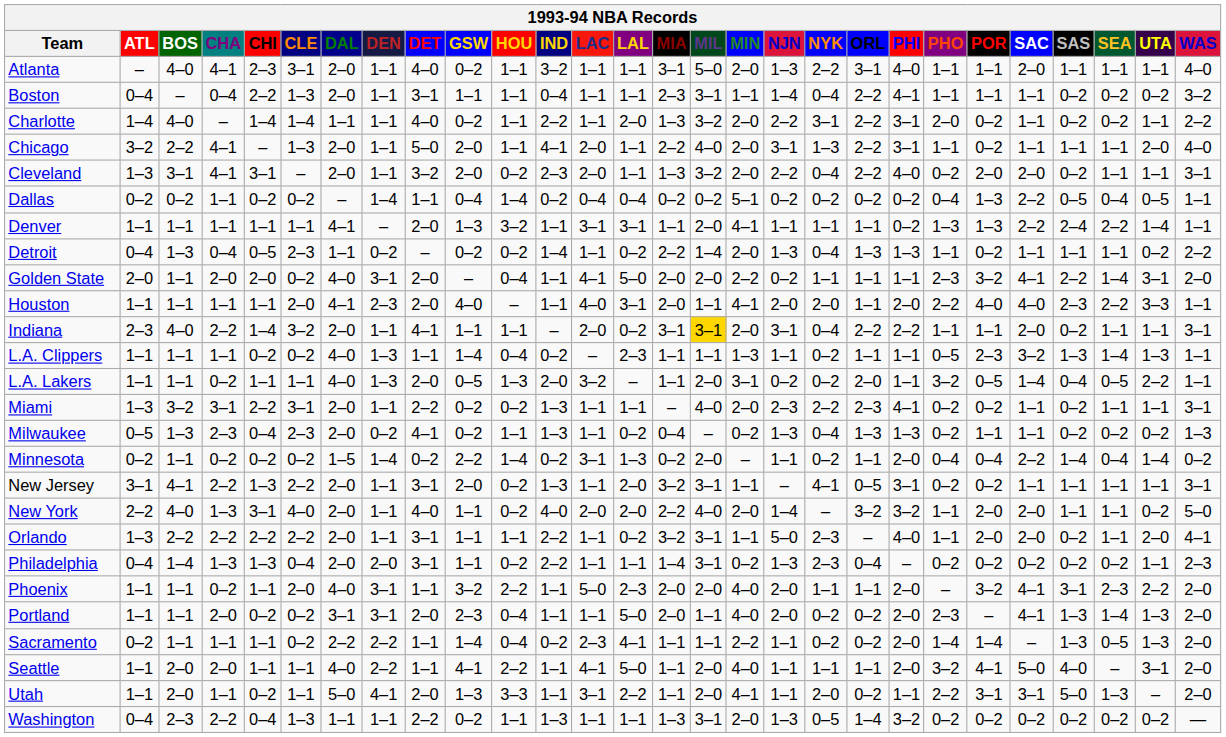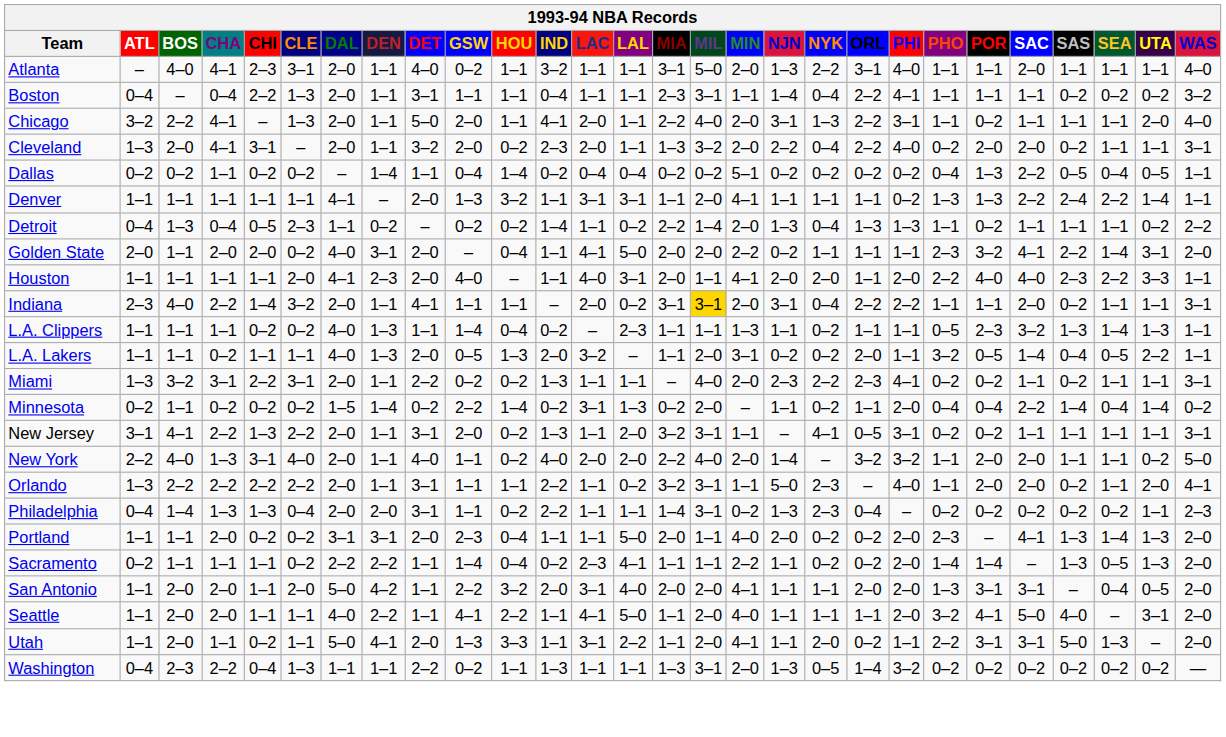- row: (42, 122)
(180, 174) 3–1 -> (180, 148) 2–0
- row: (47, 434)
- row: (38, 589)
+ row: (53, 589)
